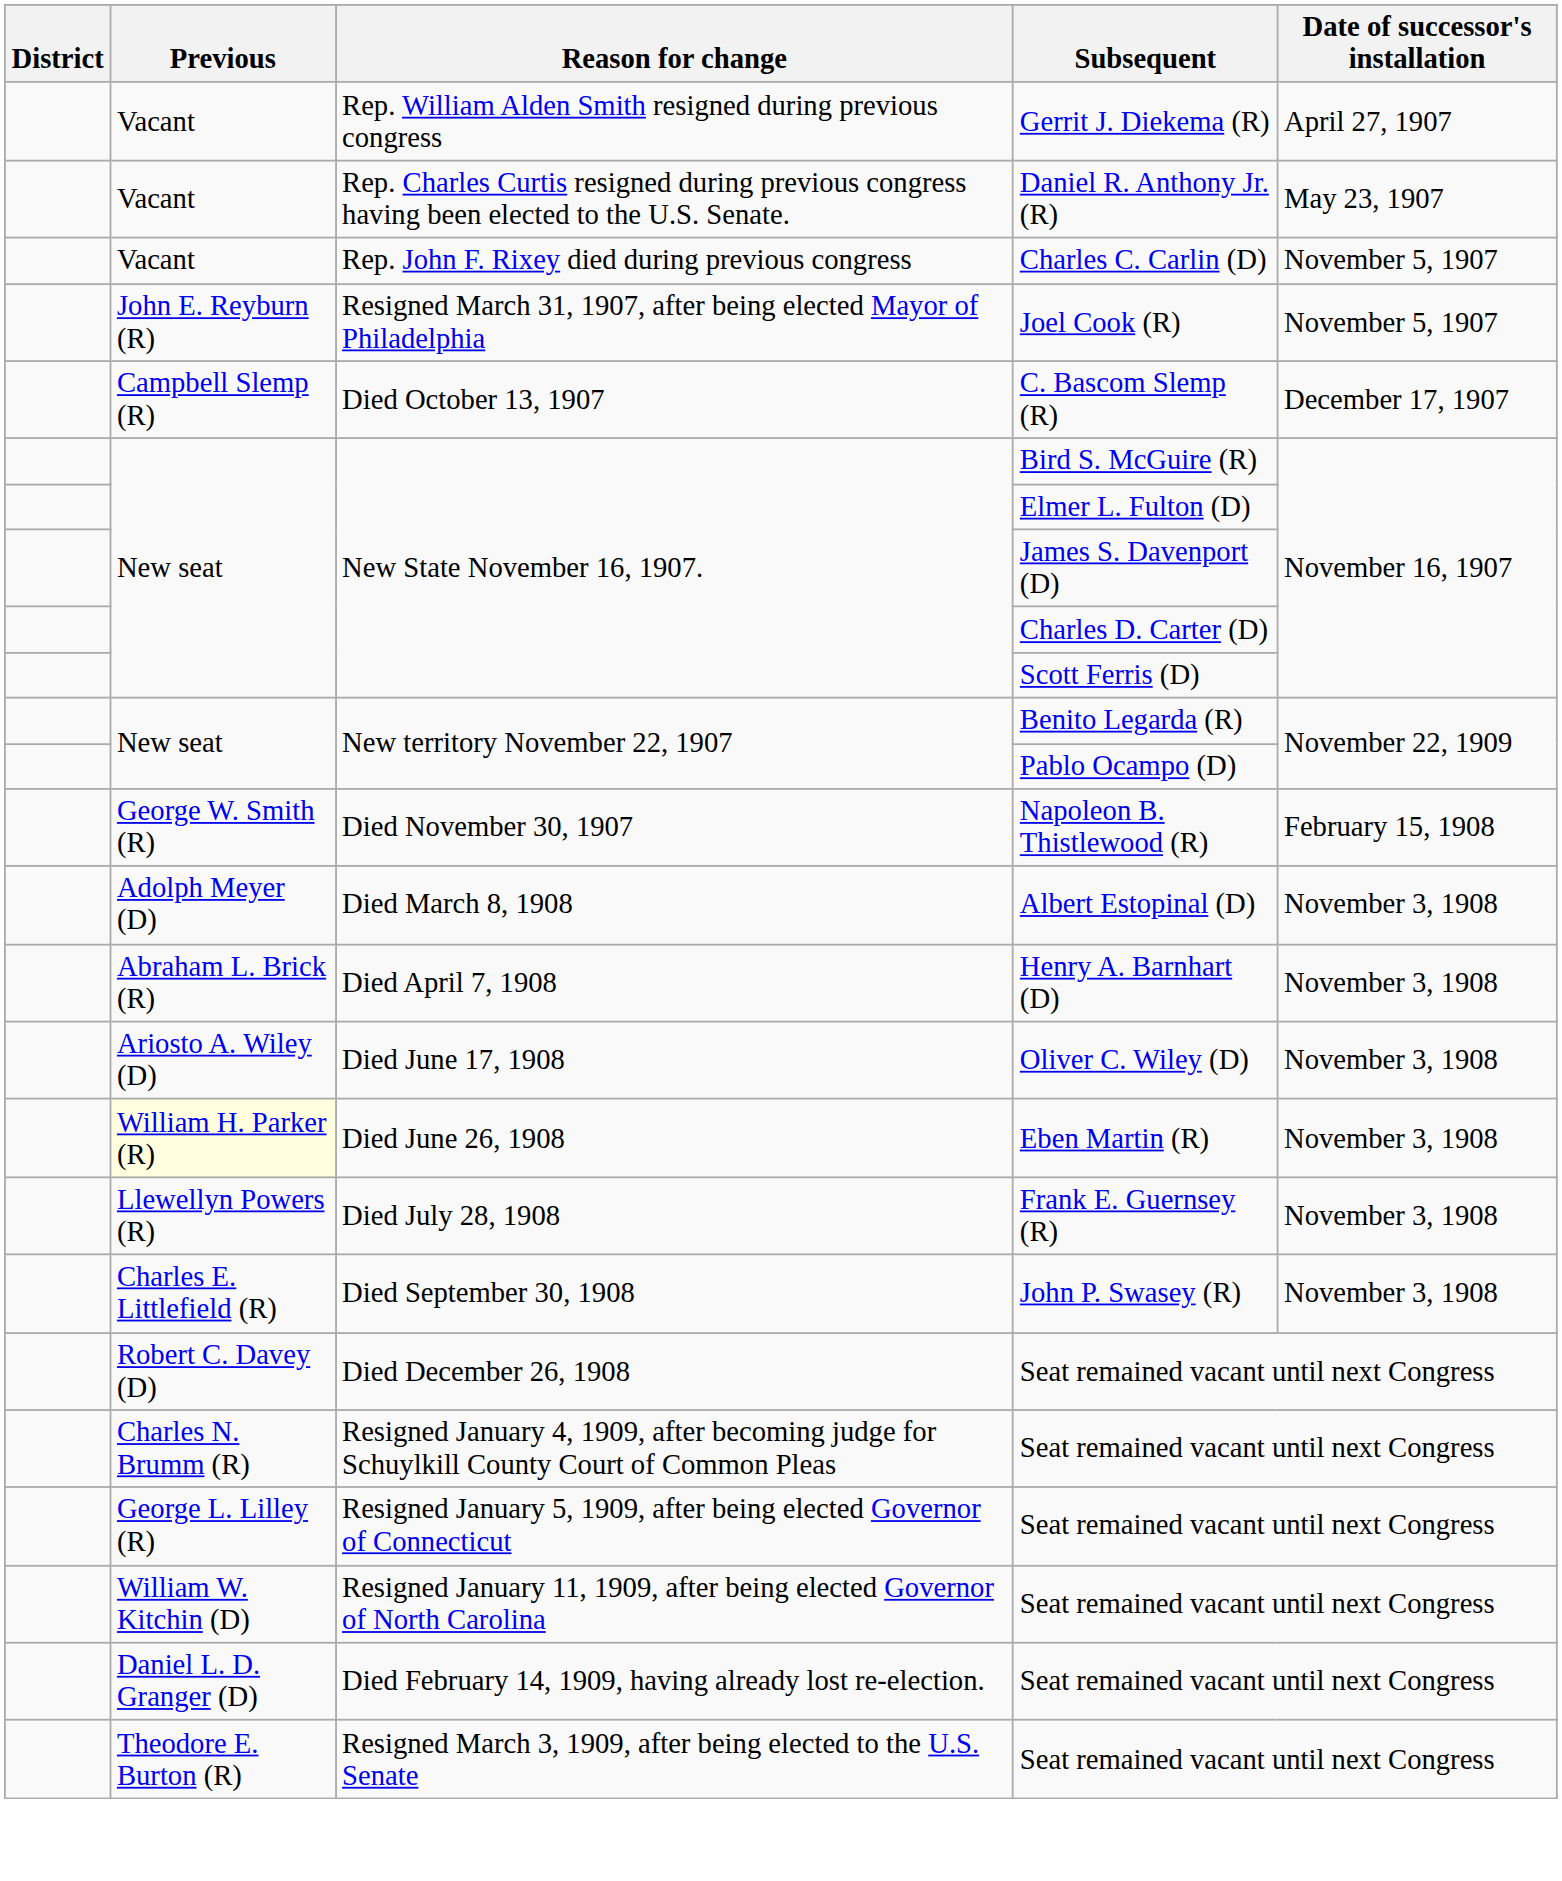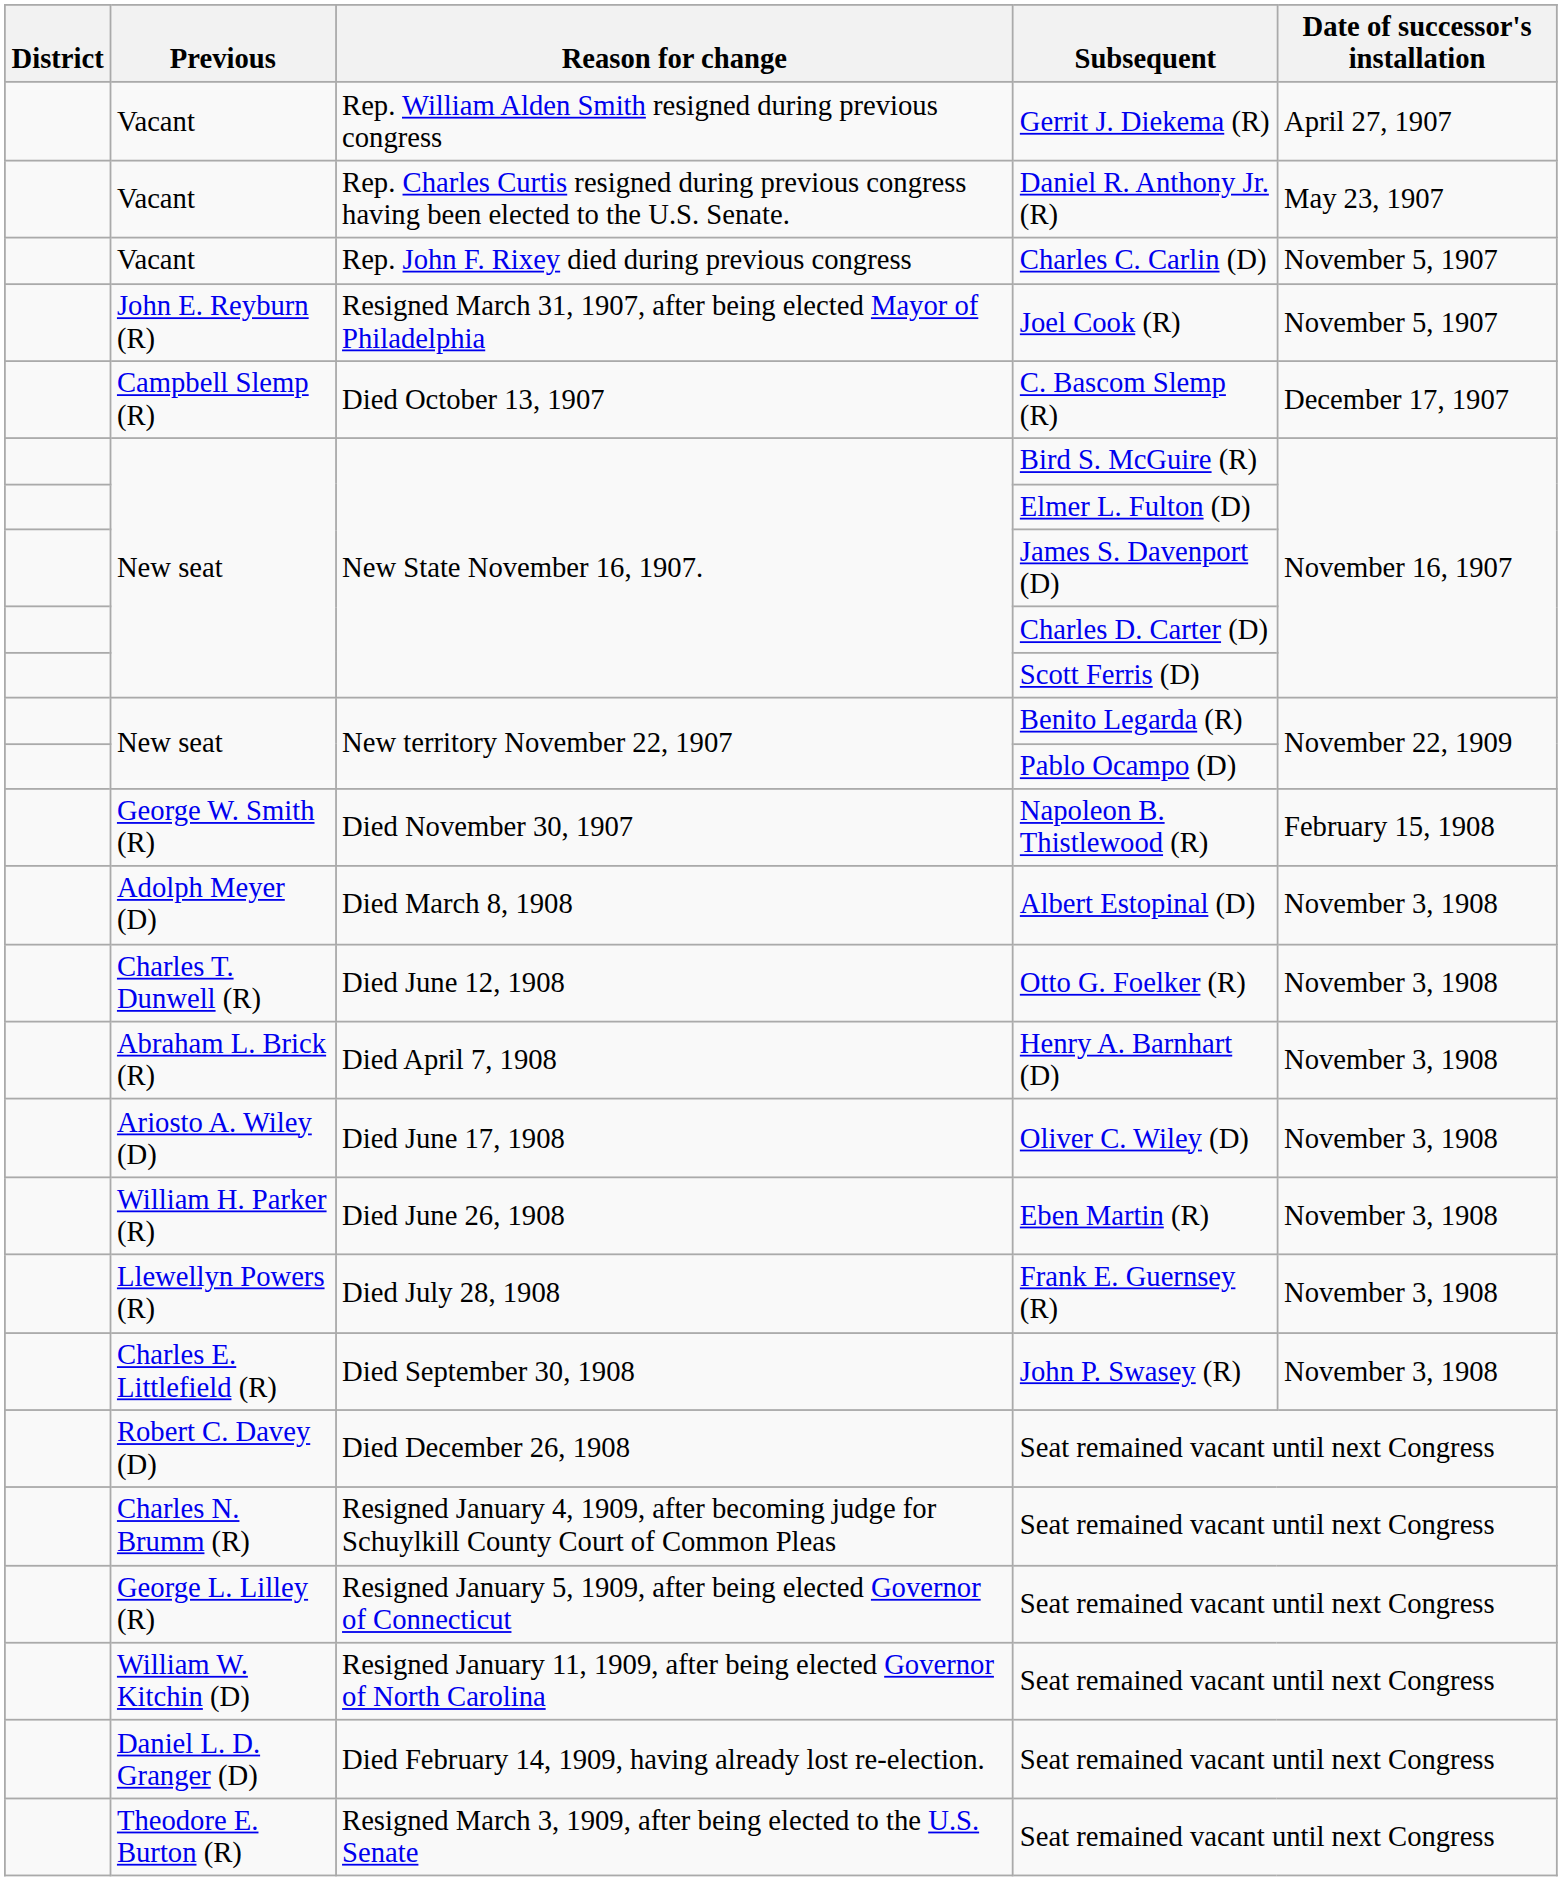+ row: (453, 982)
(222, 1137) lightyellow background -> (222, 1215) no background
